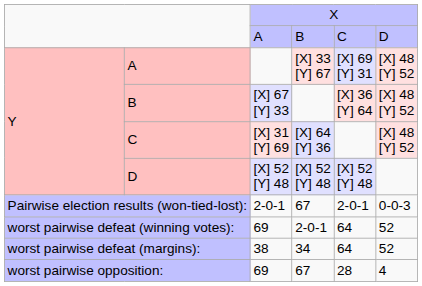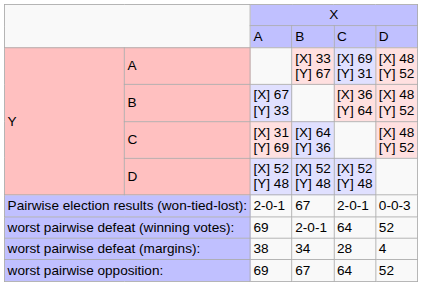(345, 249) 64 -> (345, 249) 28
(386, 249) 52 -> (383, 249) 4
(345, 270) 28 -> (345, 270) 64
(383, 270) 4 -> (386, 270) 52
